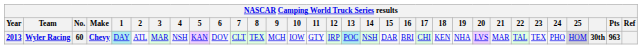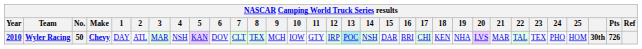(14, 37) 2013 -> (14, 37) 2010
(80, 37) 60 -> (80, 37) 50
(122, 37) paleturquoise background -> (122, 37) no background
(578, 37) lightgrey background -> (578, 37) no background
(614, 37) 963 -> (614, 37) 726
